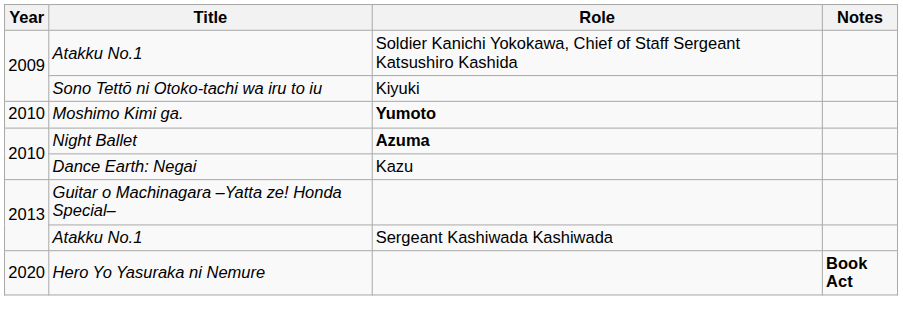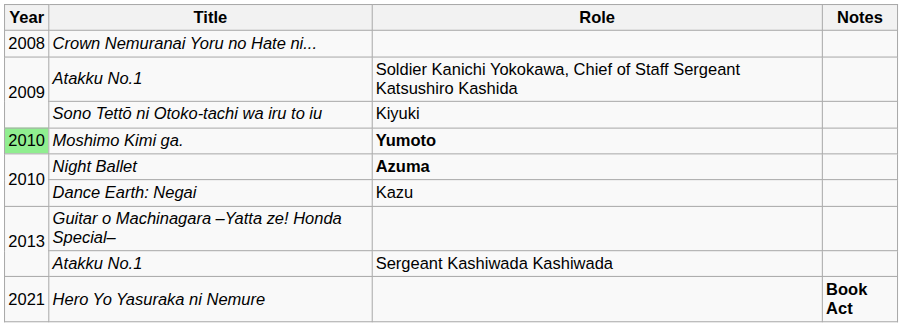+ row: (185, 43)
(27, 114) no background -> (27, 140) lightgreen background
(27, 273) 2020 -> (27, 299) 2021
